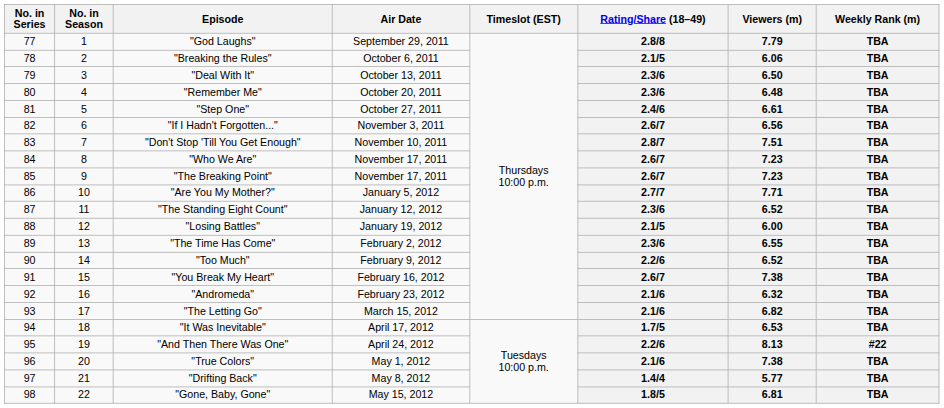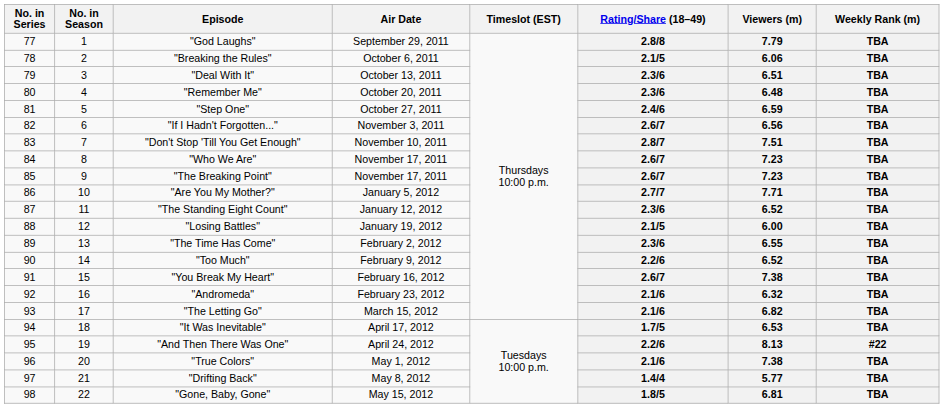(772, 76) 6.50 -> (772, 76) 6.51
(772, 109) 6.61 -> (772, 109) 6.59
